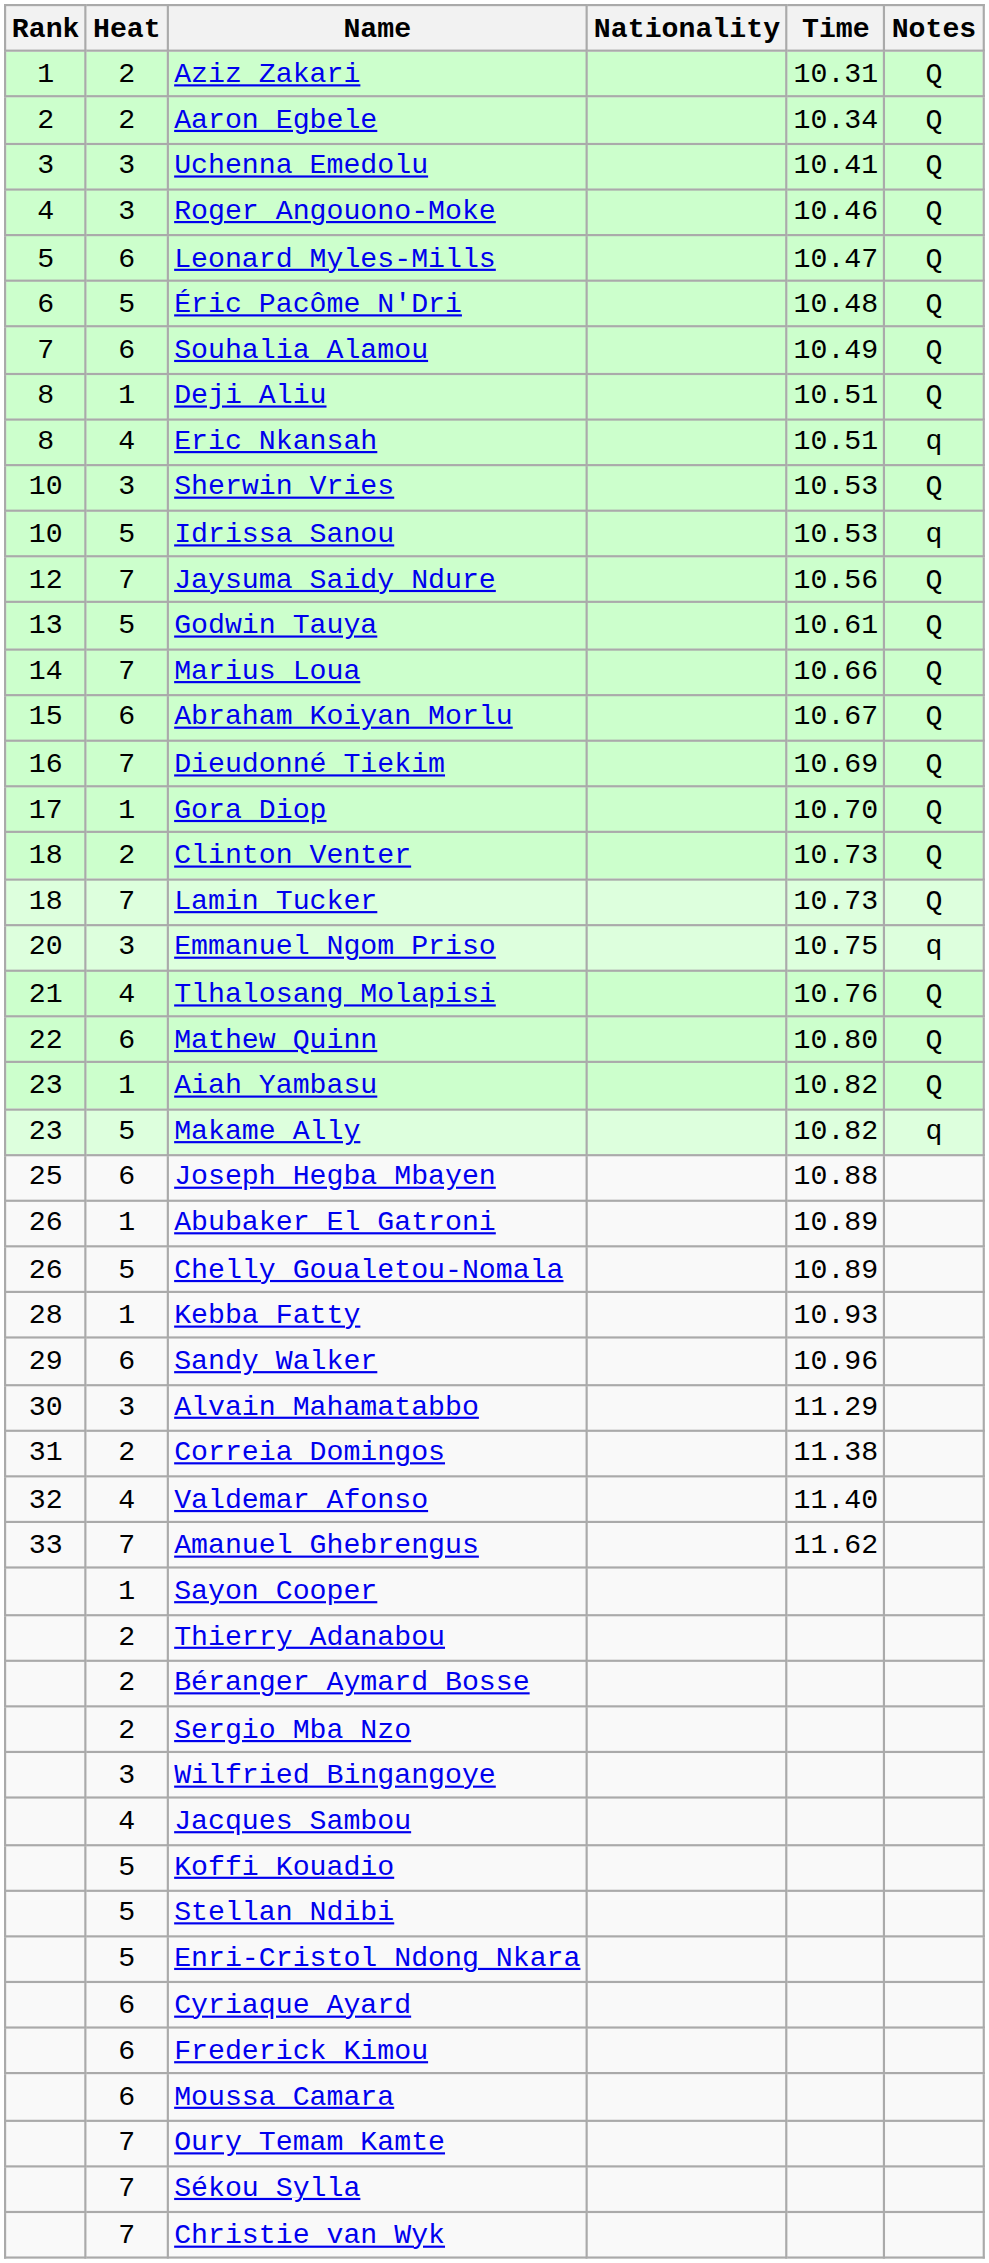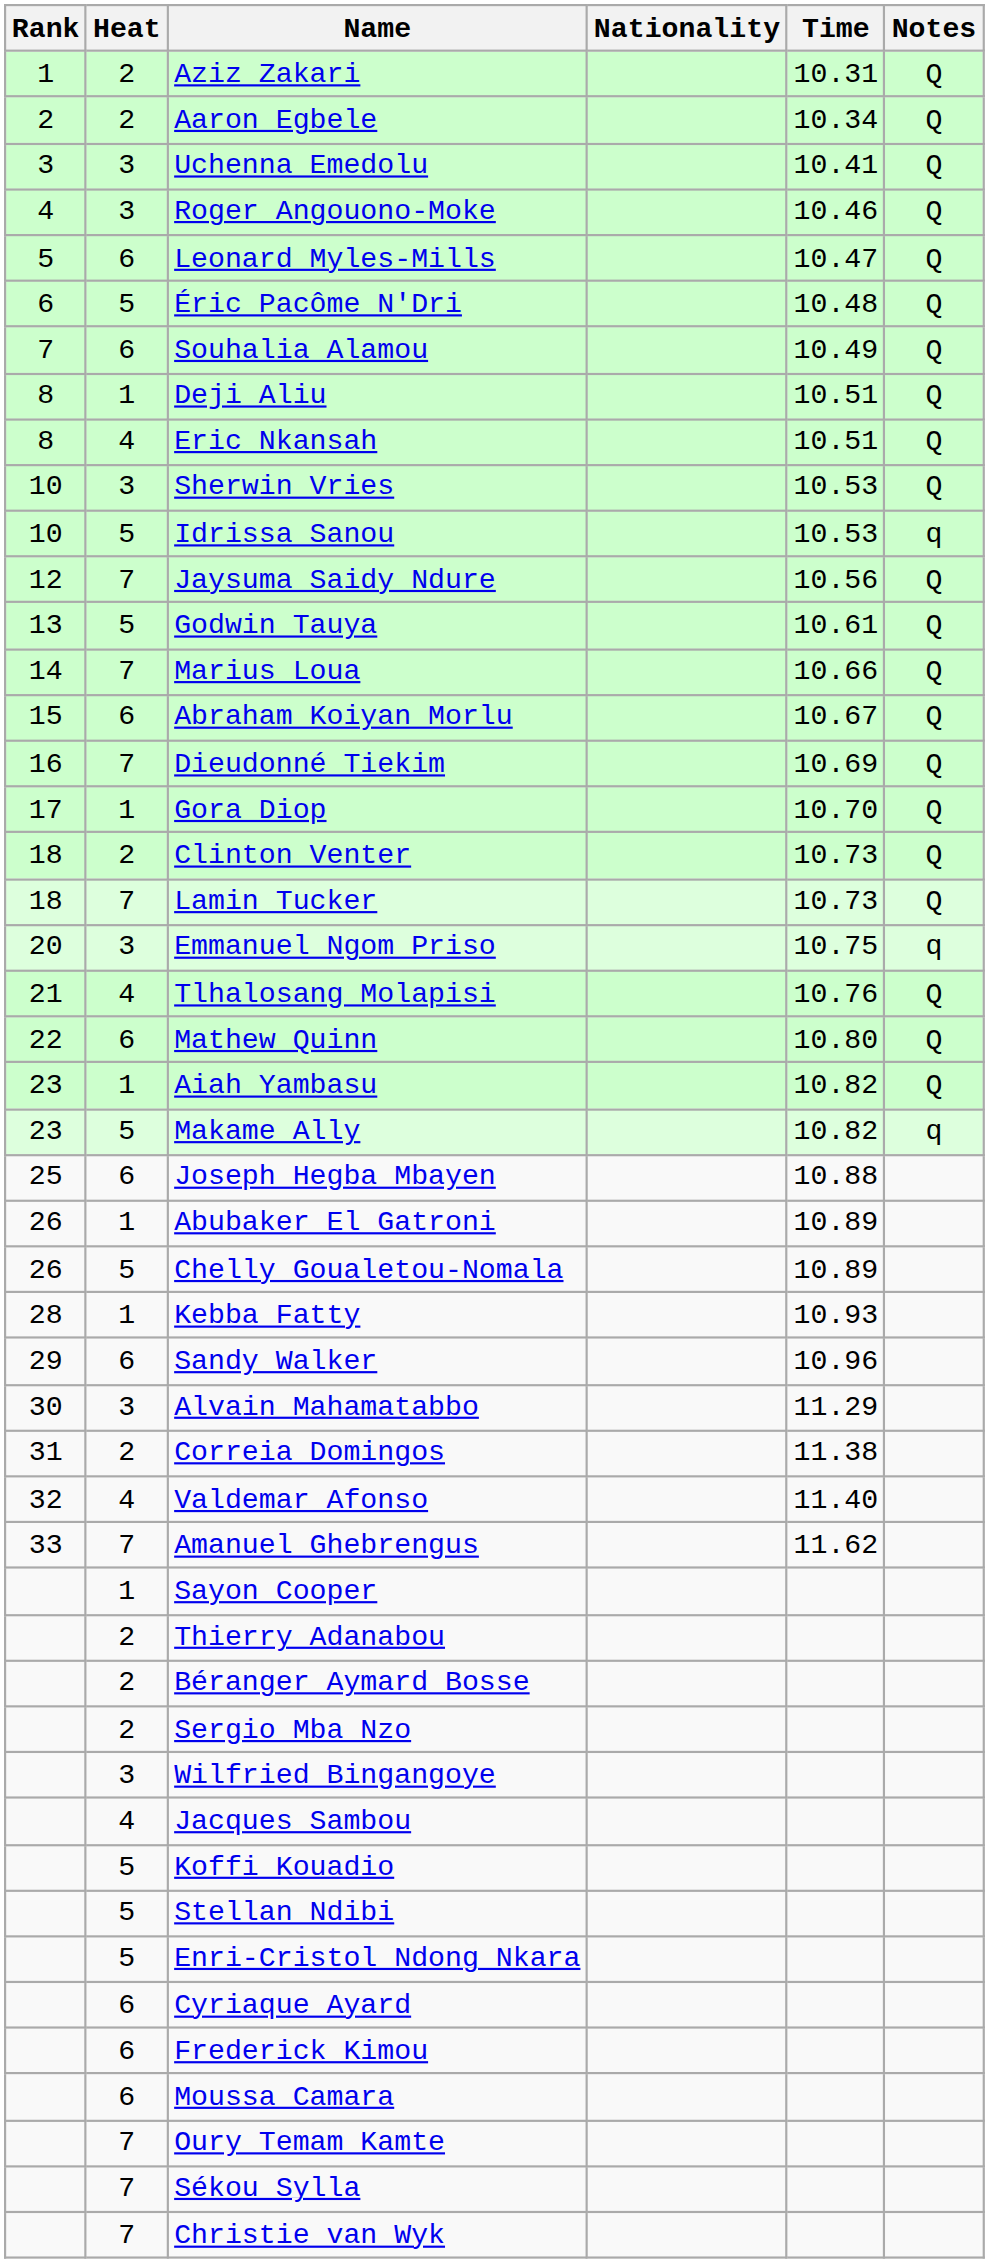(934, 442) q -> (934, 442) Q
